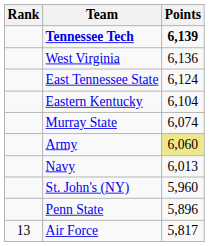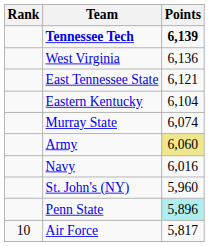(183, 79) 6,124 -> (183, 79) 6,121
(183, 166) 6,013 -> (183, 166) 6,016
(183, 209) no background -> (183, 209) paleturquoise background
(23, 230) 13 -> (23, 230) 10
